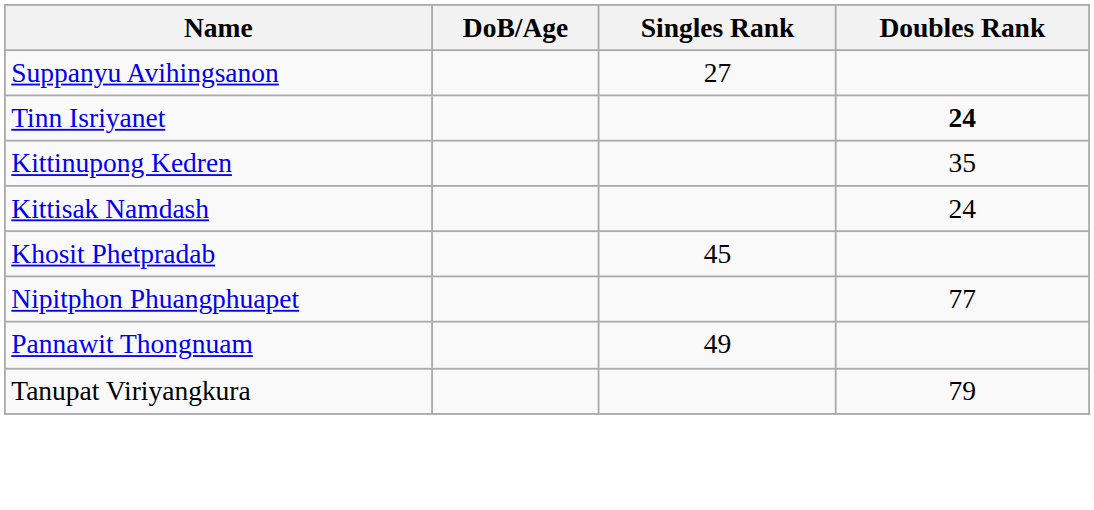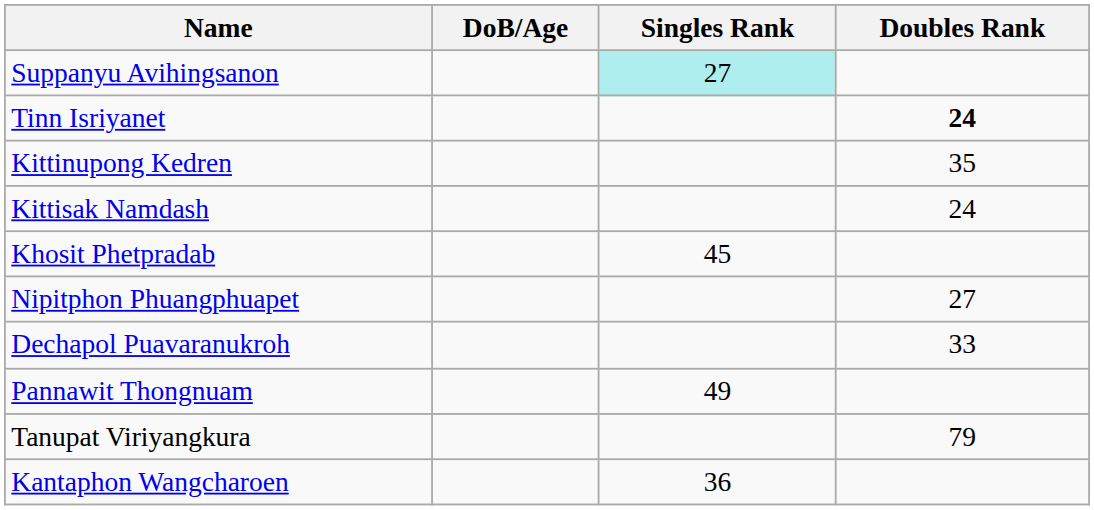(718, 72) no background -> (718, 72) paleturquoise background
(962, 299) 77 -> (962, 299) 27
+ row: (151, 344)
+ row: (150, 481)
